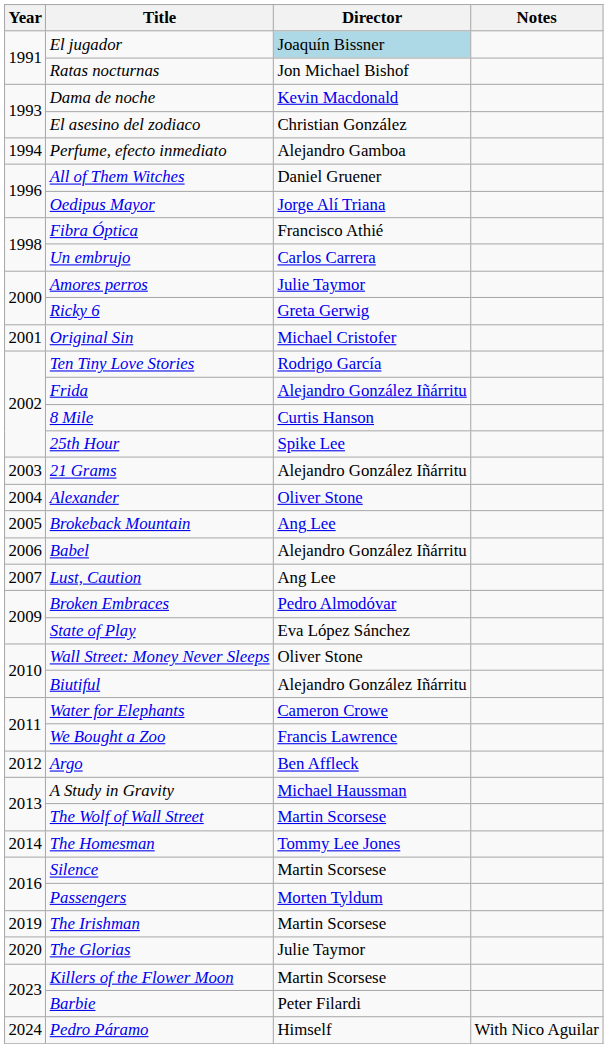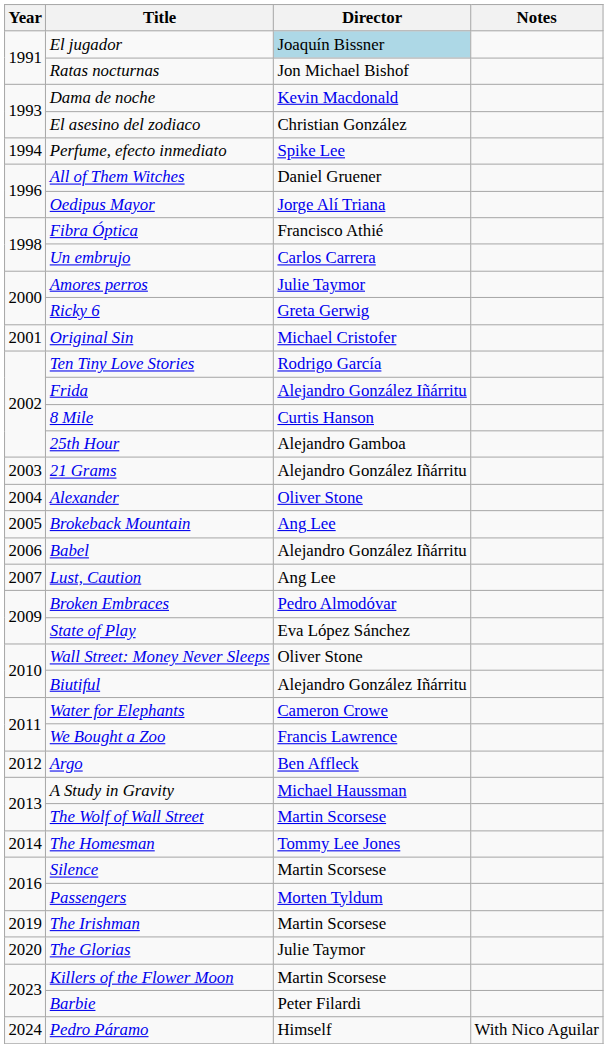(342, 151) Alejandro Gamboa -> (311, 151) Spike Lee
(311, 444) Spike Lee -> (342, 444) Alejandro Gamboa
